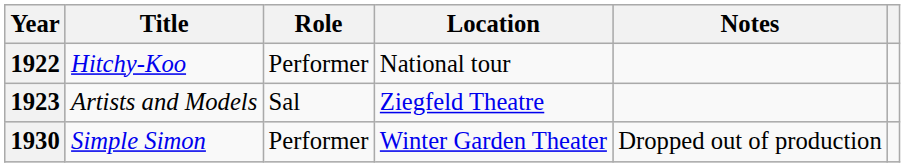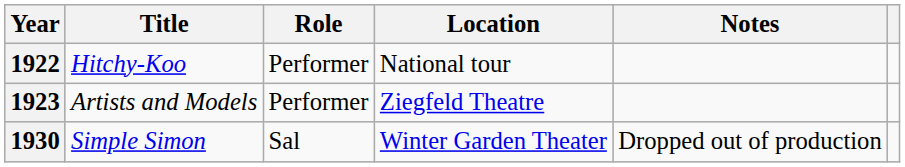(284, 102) Sal -> (319, 102) Performer
(319, 141) Performer -> (284, 141) Sal
